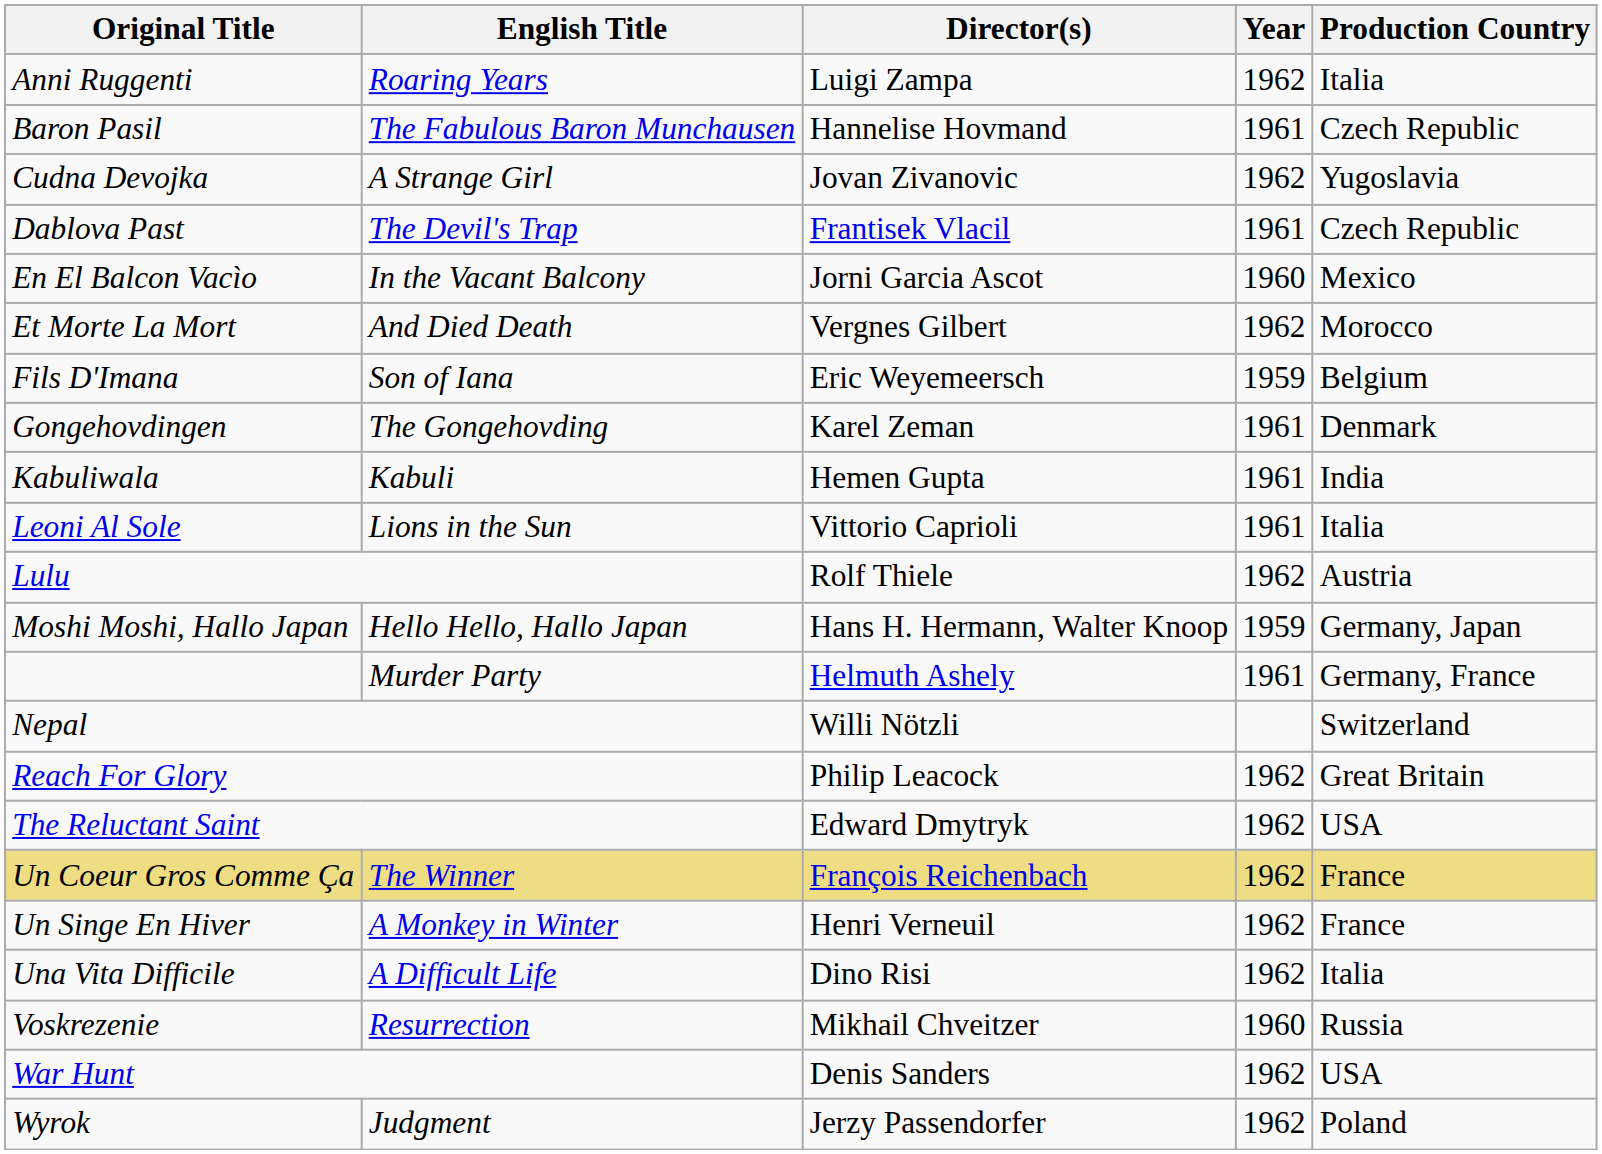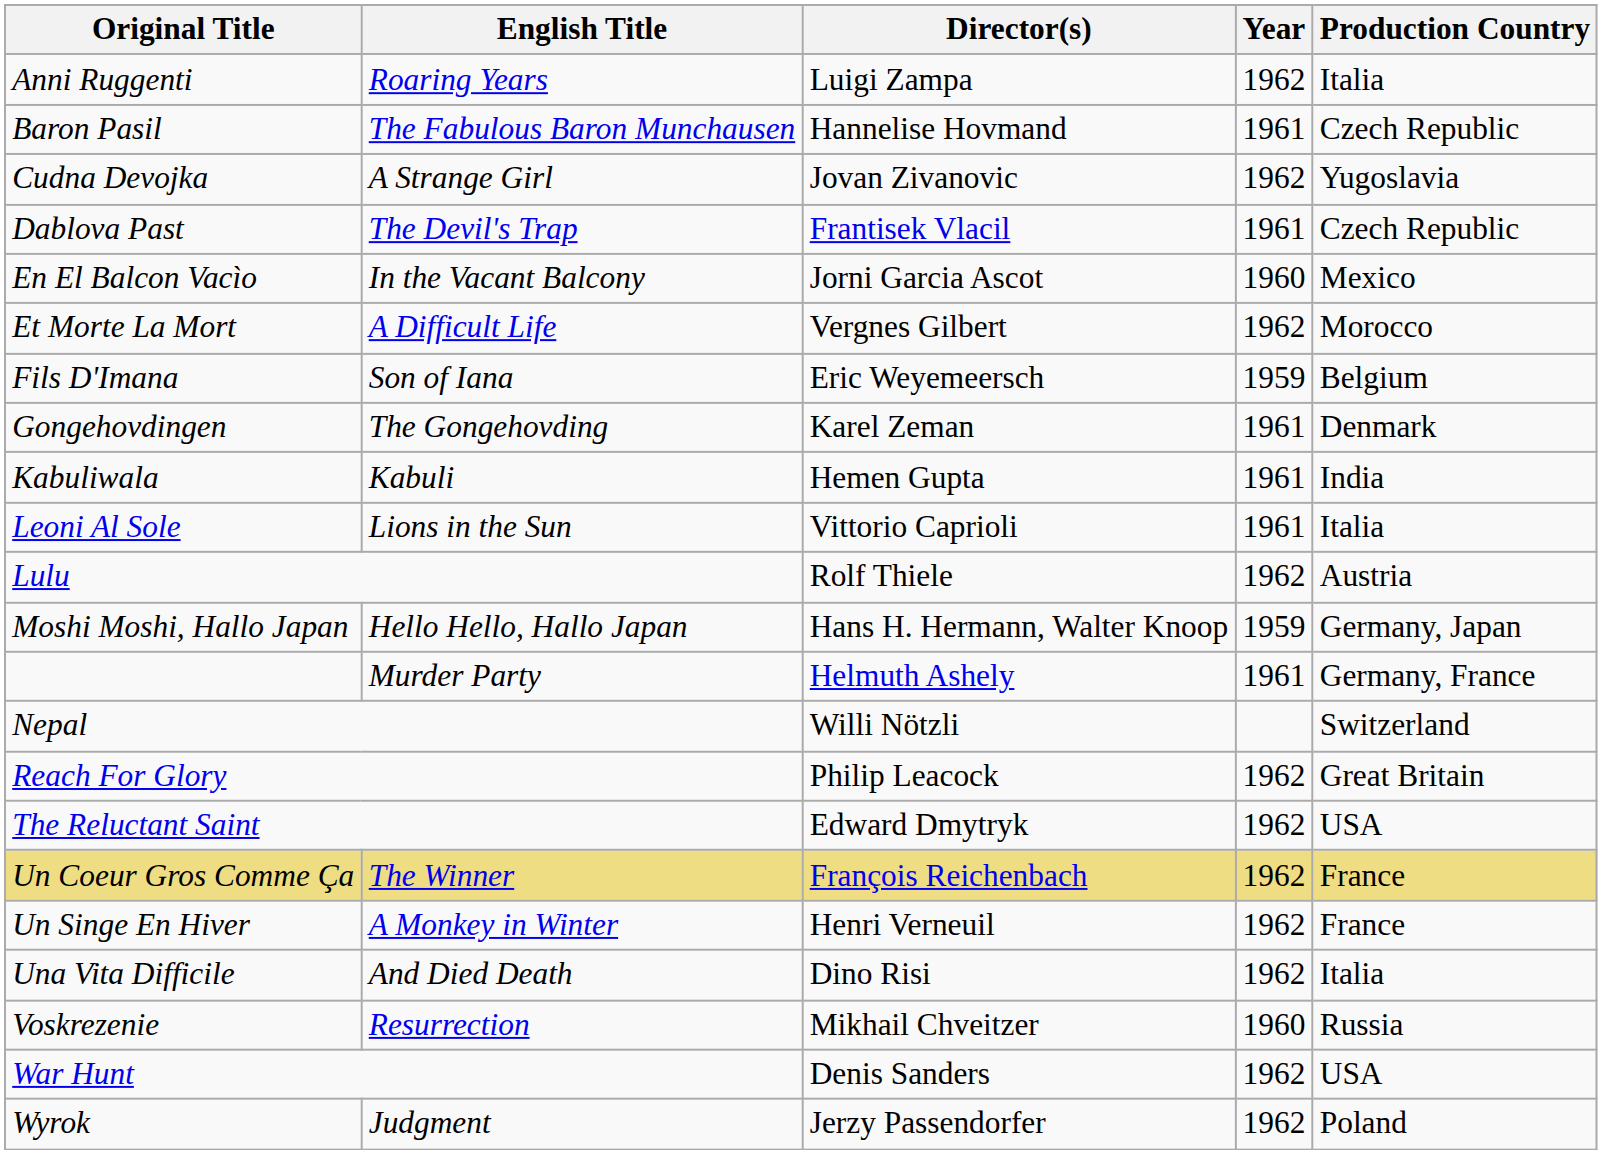(471, 327) And Died Death -> (463, 327) A Difficult Life
(463, 974) A Difficult Life -> (471, 974) And Died Death
